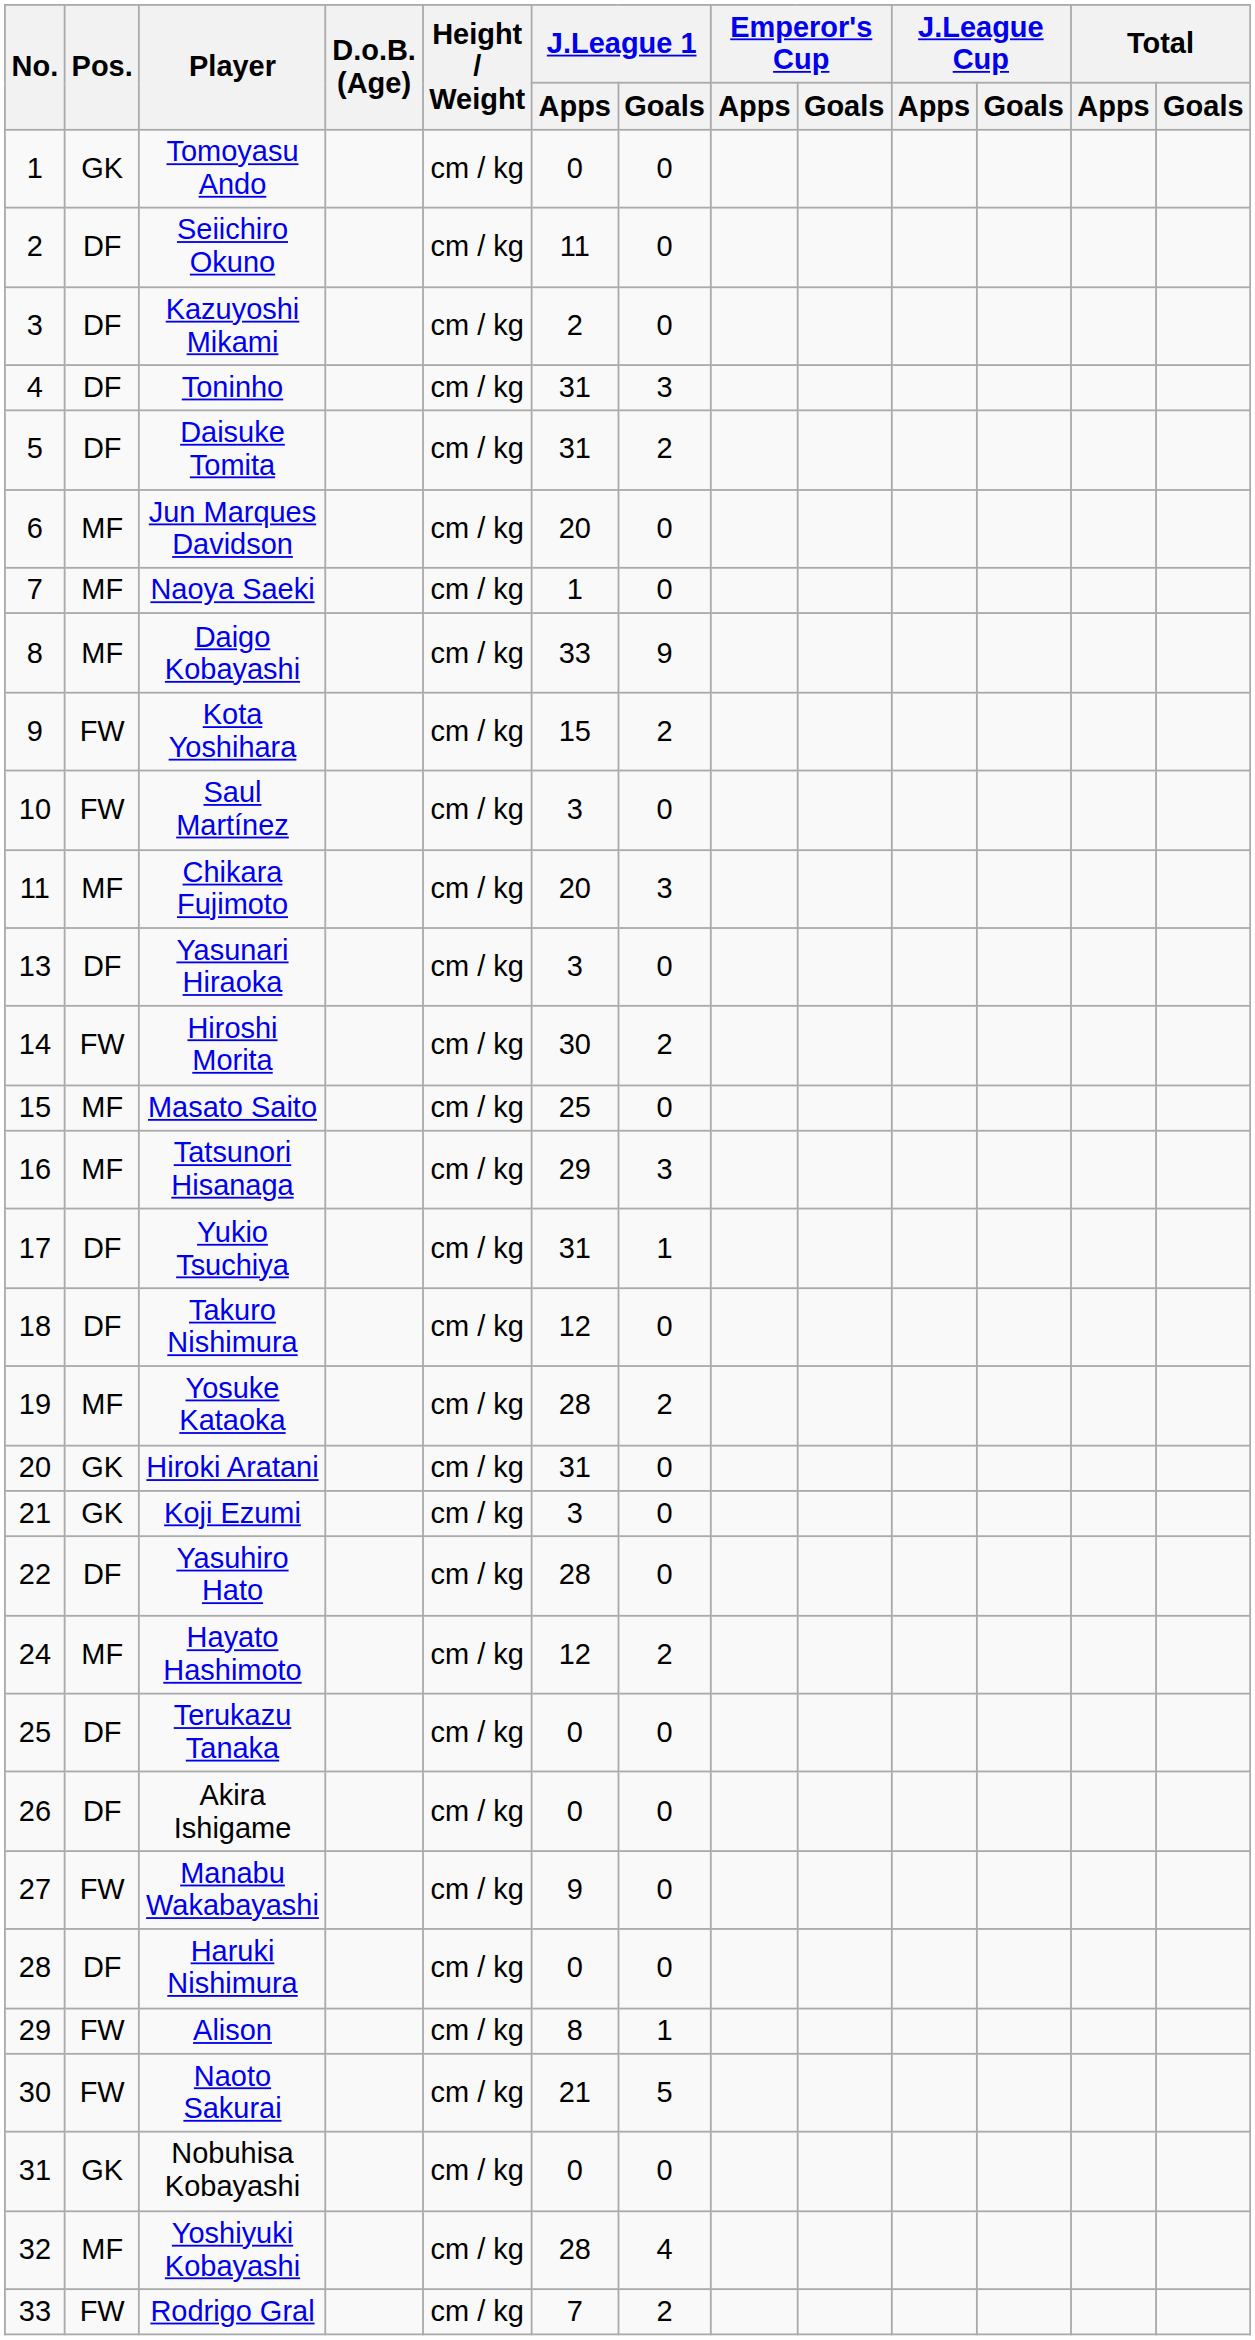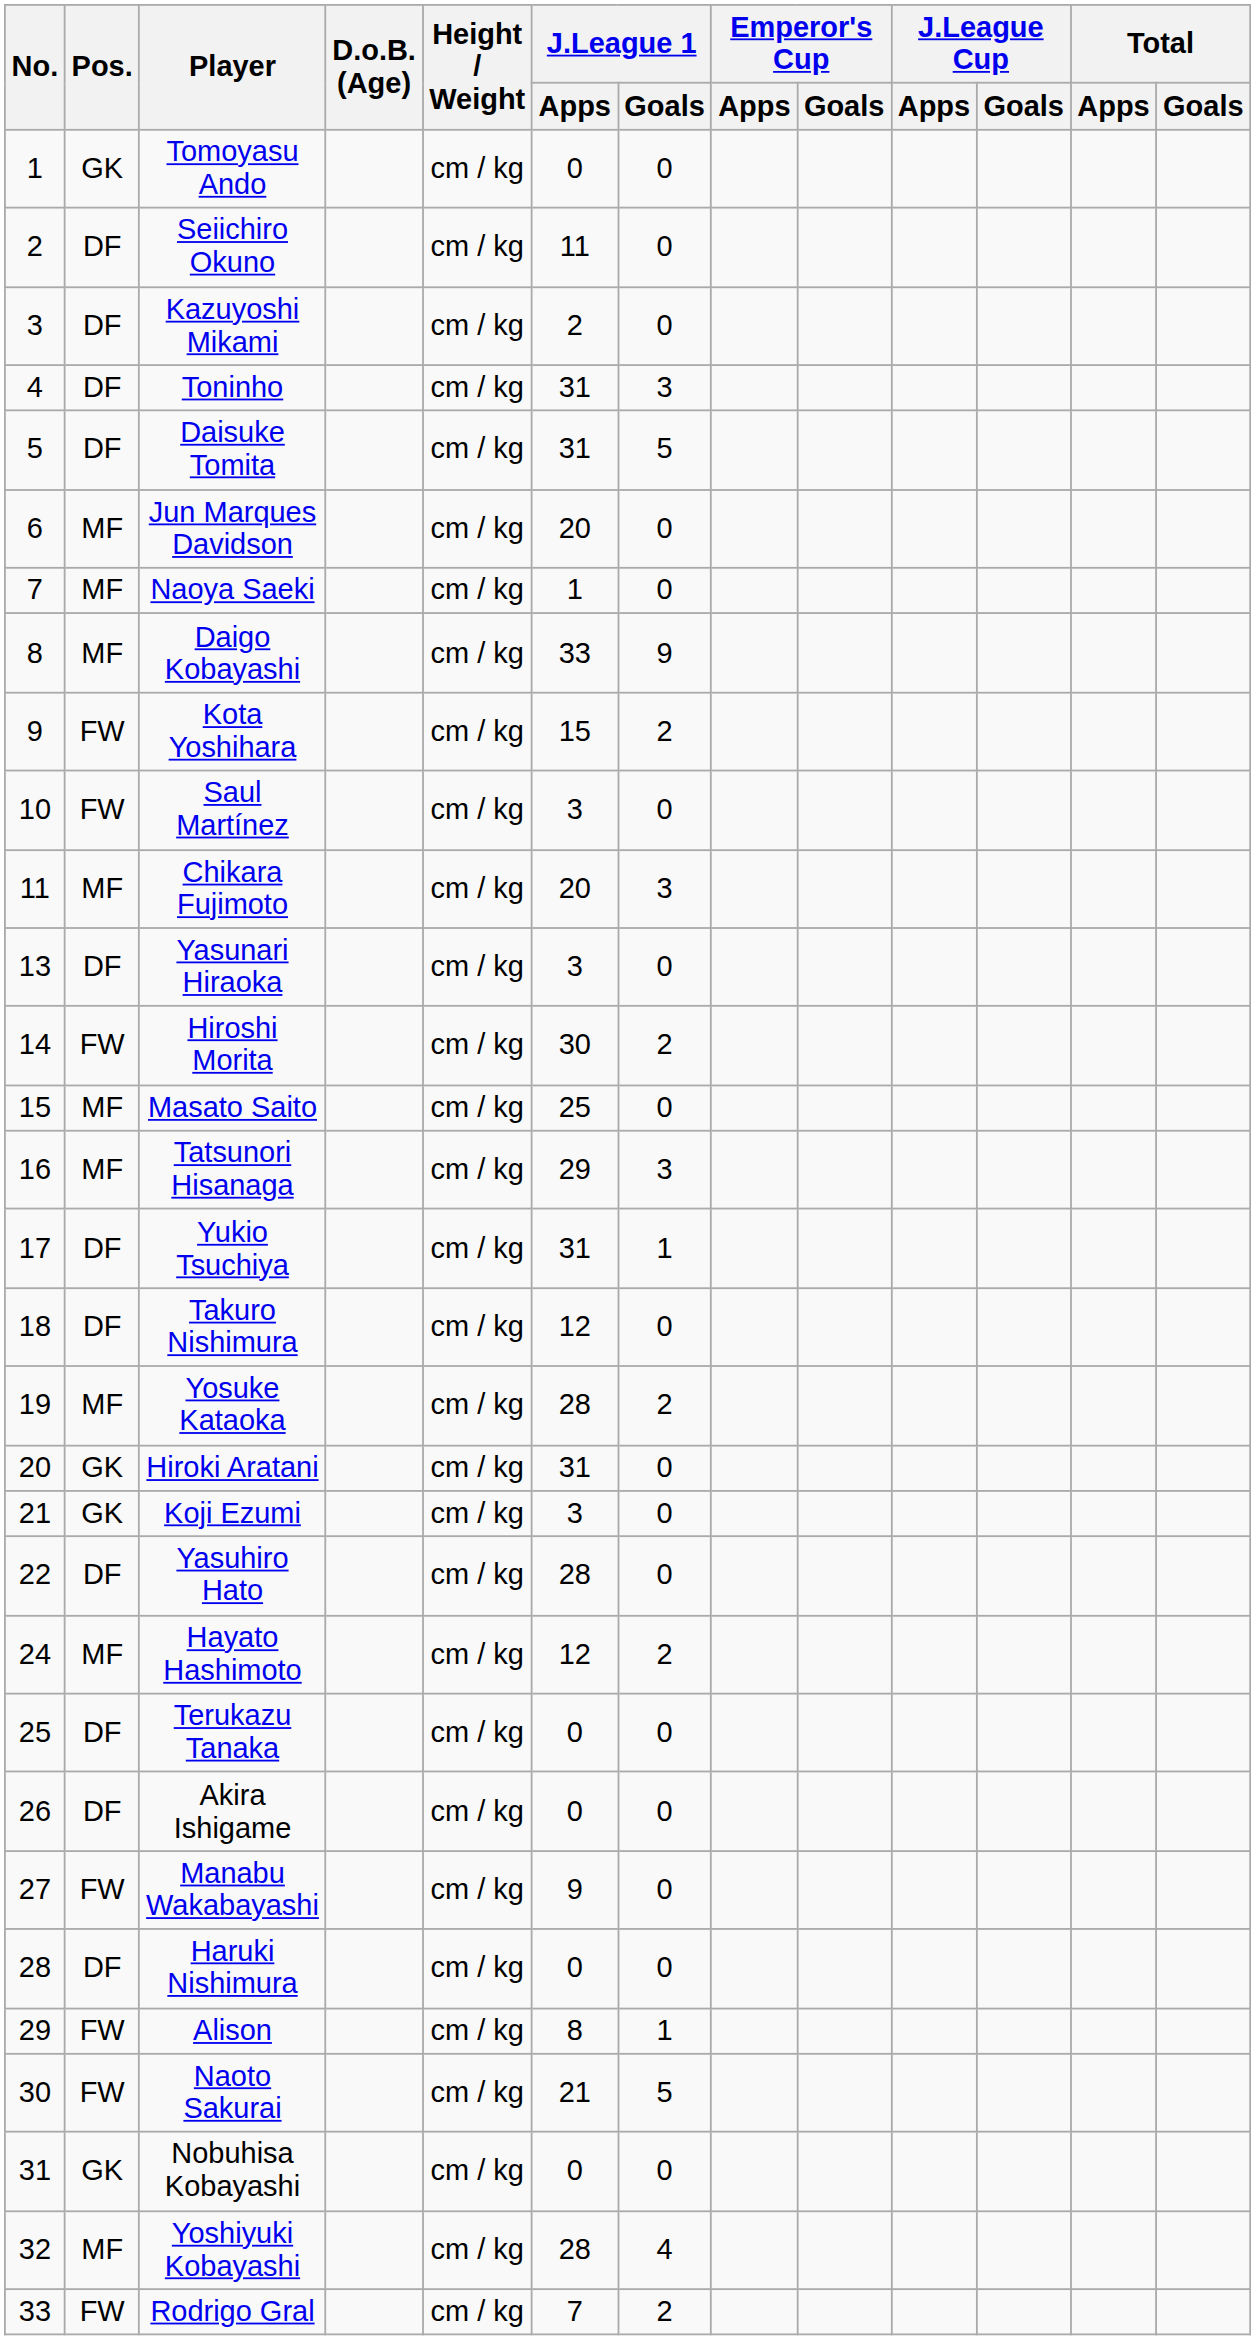(665, 449) 2 -> (665, 449) 5
